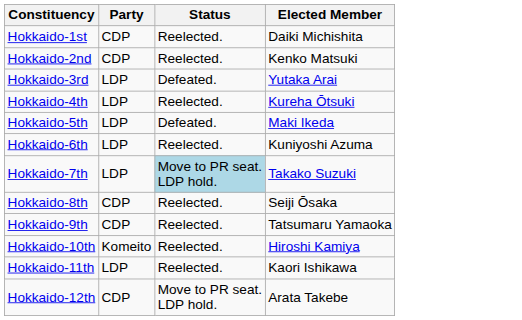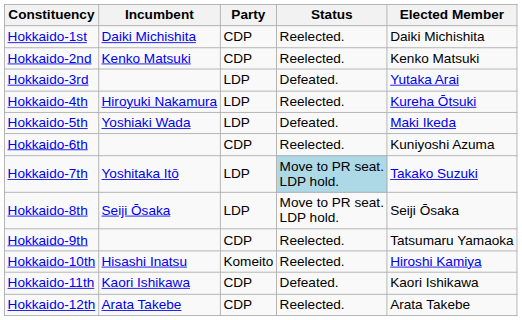+ column: (159, 15)
(115, 144) LDP -> (238, 144) CDP
(116, 203) CDP -> (237, 210) LDP
(190, 203) Reelected. -> (332, 210) Move to PR seat. LDP hold.
(115, 267) LDP -> (238, 283) CDP
(190, 267) Reelected. -> (309, 283) Defeated.
(210, 297) Move to PR seat. LDP hold. -> (312, 304) Reelected.
